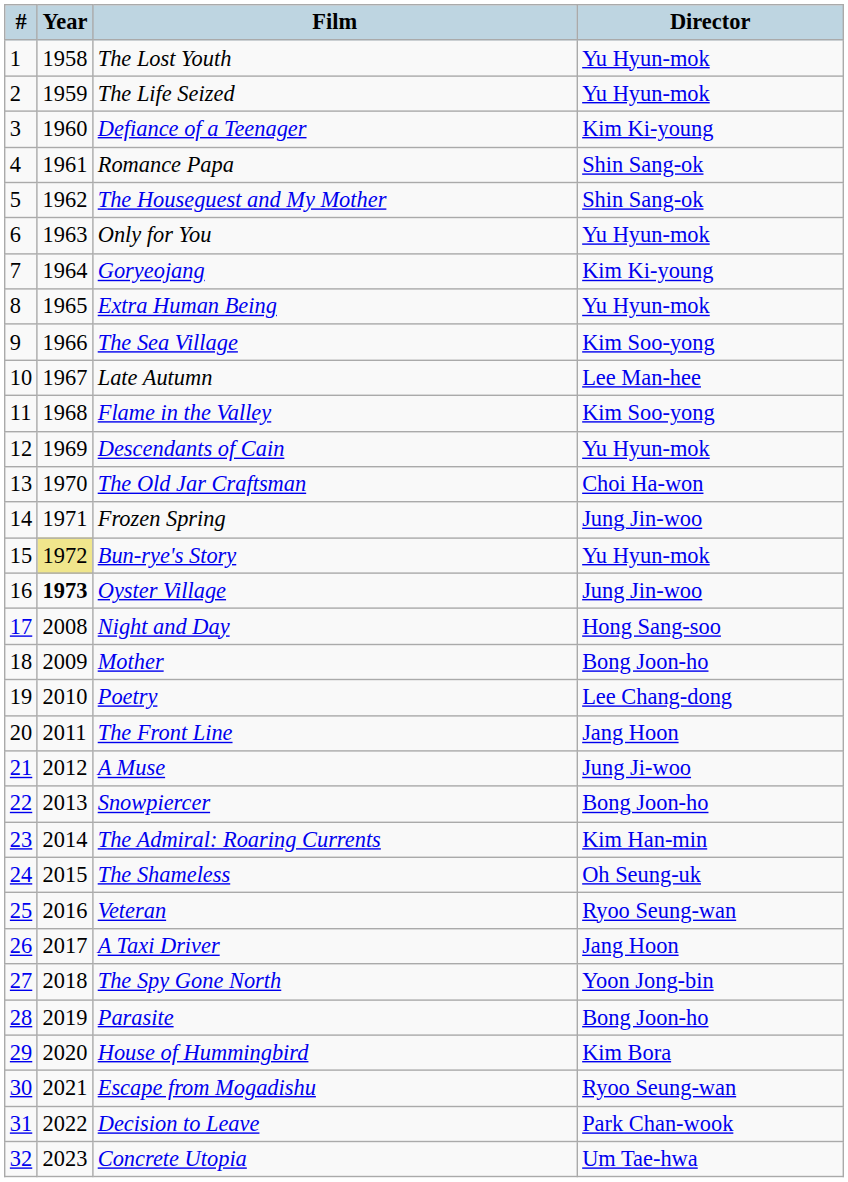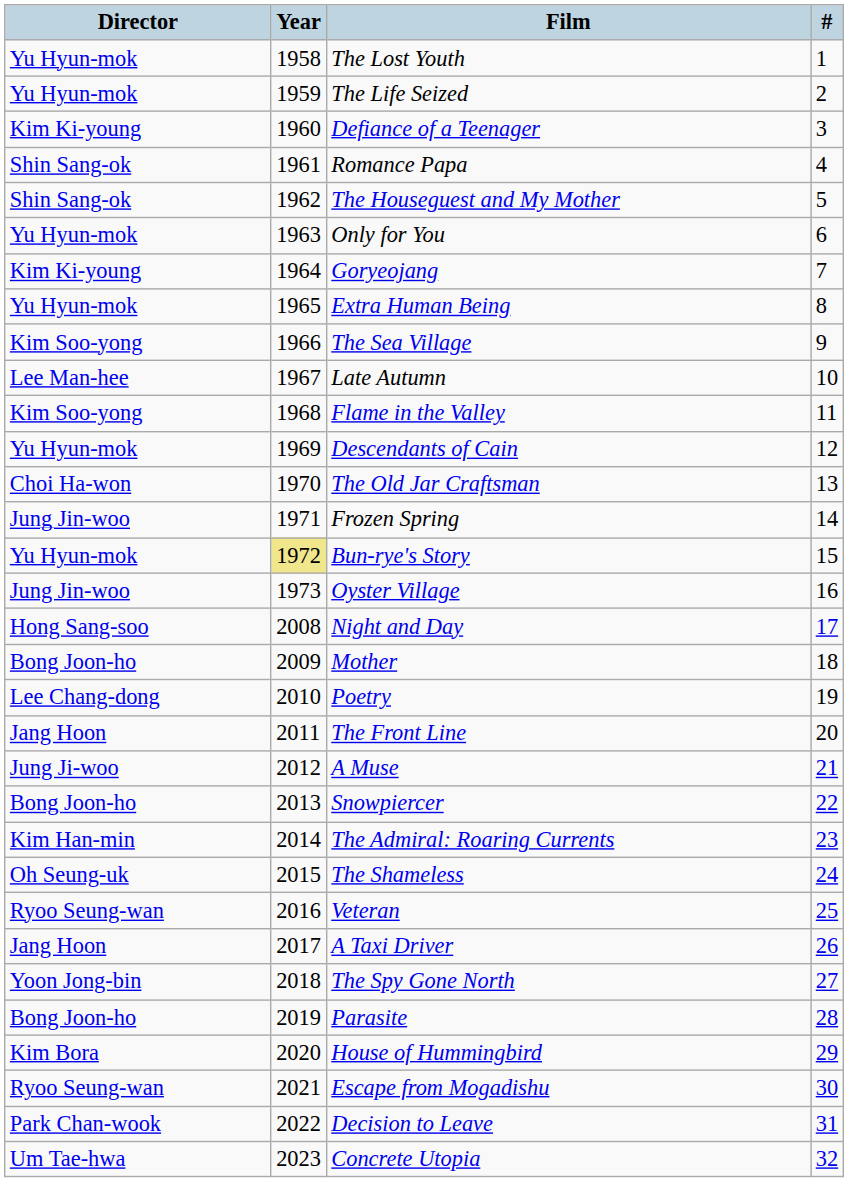columns swapped: (21, 22) <-> (710, 22)
(65, 590) bold -> (299, 590) normal
